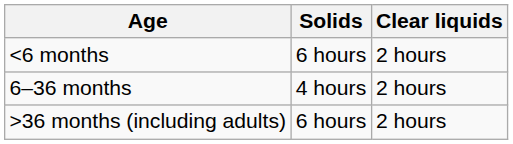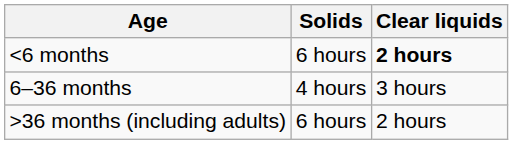(411, 54) normal -> (414, 54) bold
(411, 88) 2 hours -> (411, 88) 3 hours
